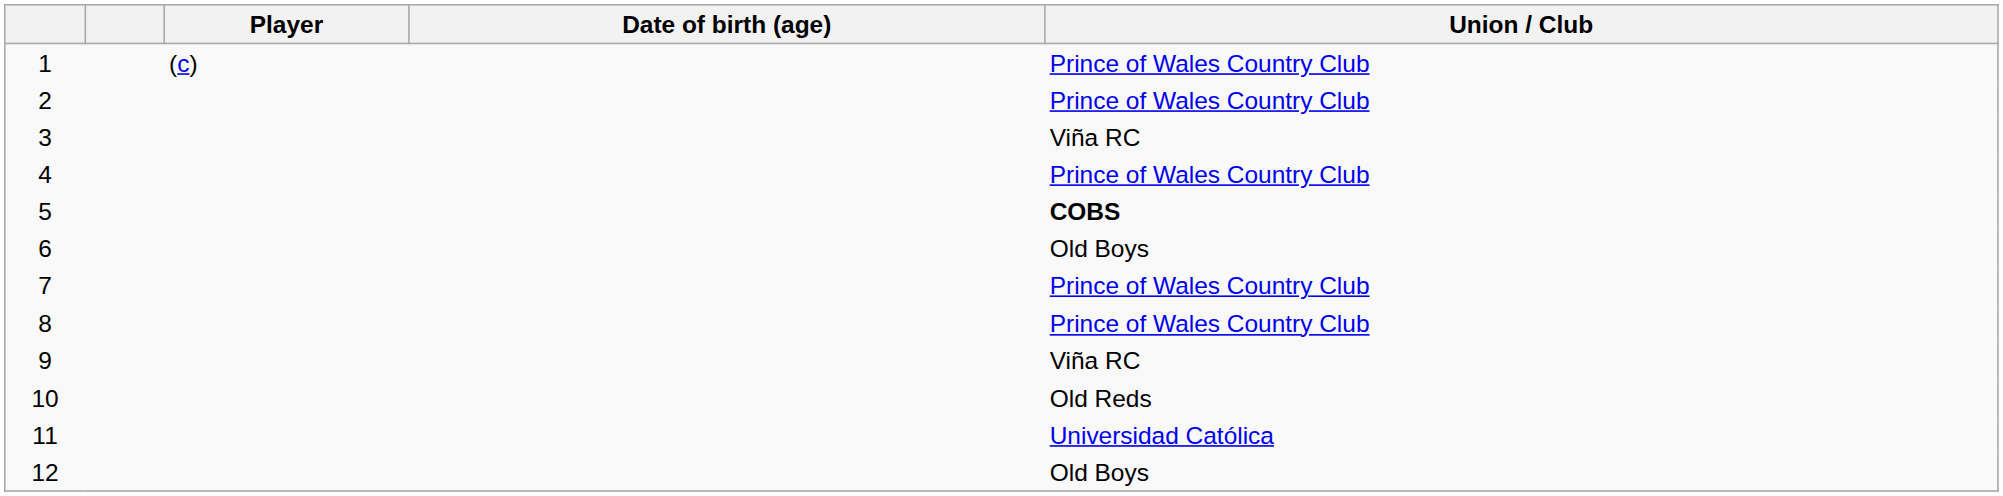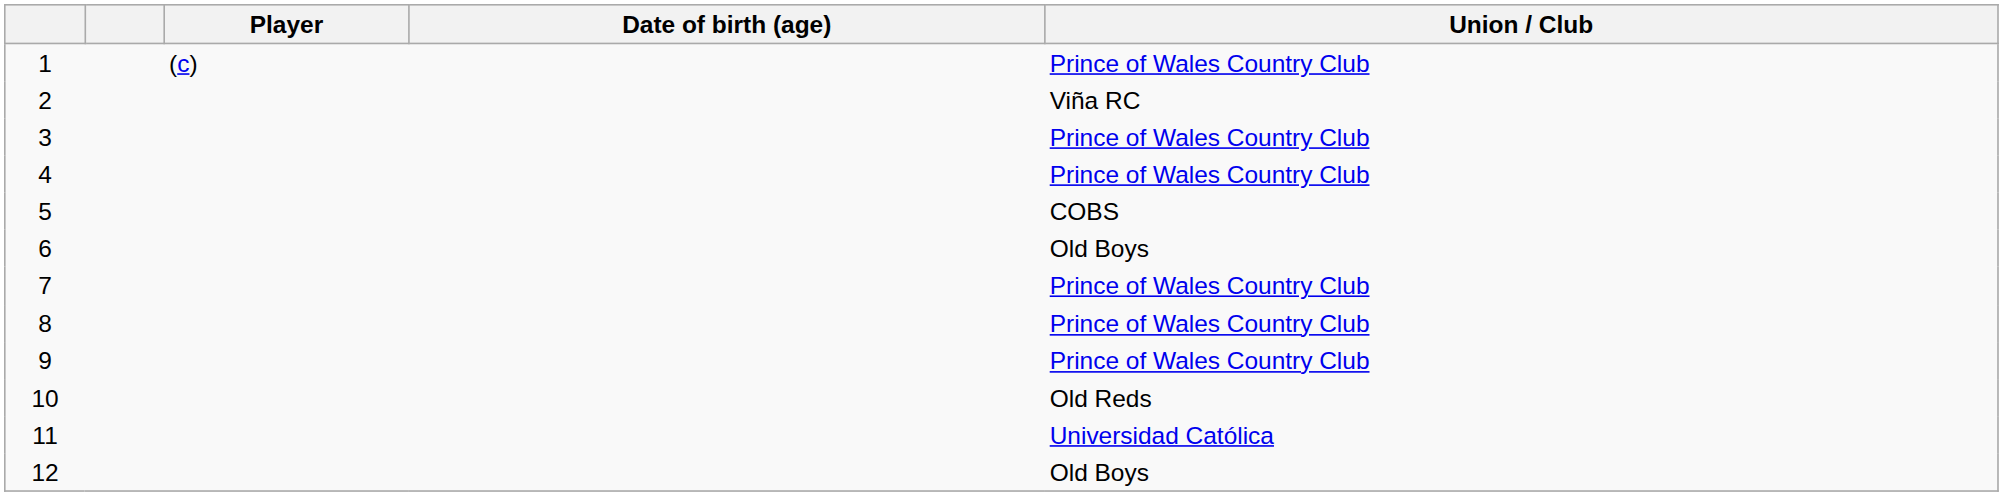(1210, 100) Prince of Wales Country Club -> (1095, 100) Viña RC
(1095, 137) Viña RC -> (1210, 137) Prince of Wales Country Club
(1085, 212) bold -> (1084, 212) normal
(1095, 360) Viña RC -> (1210, 360) Prince of Wales Country Club
